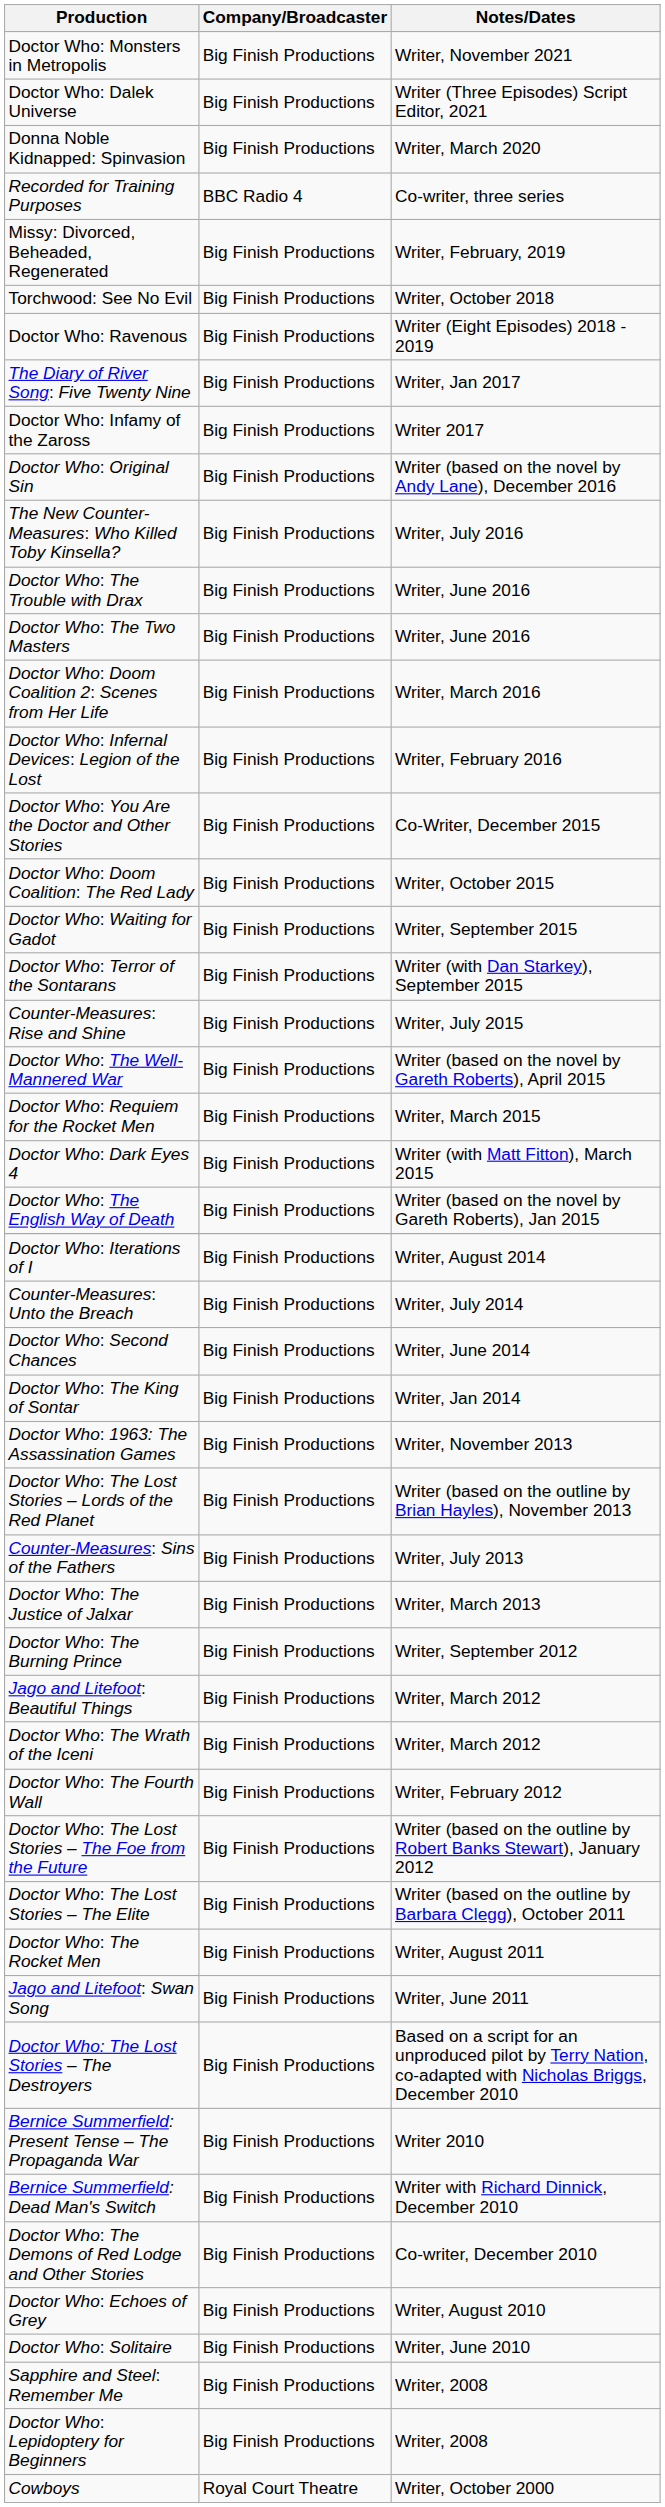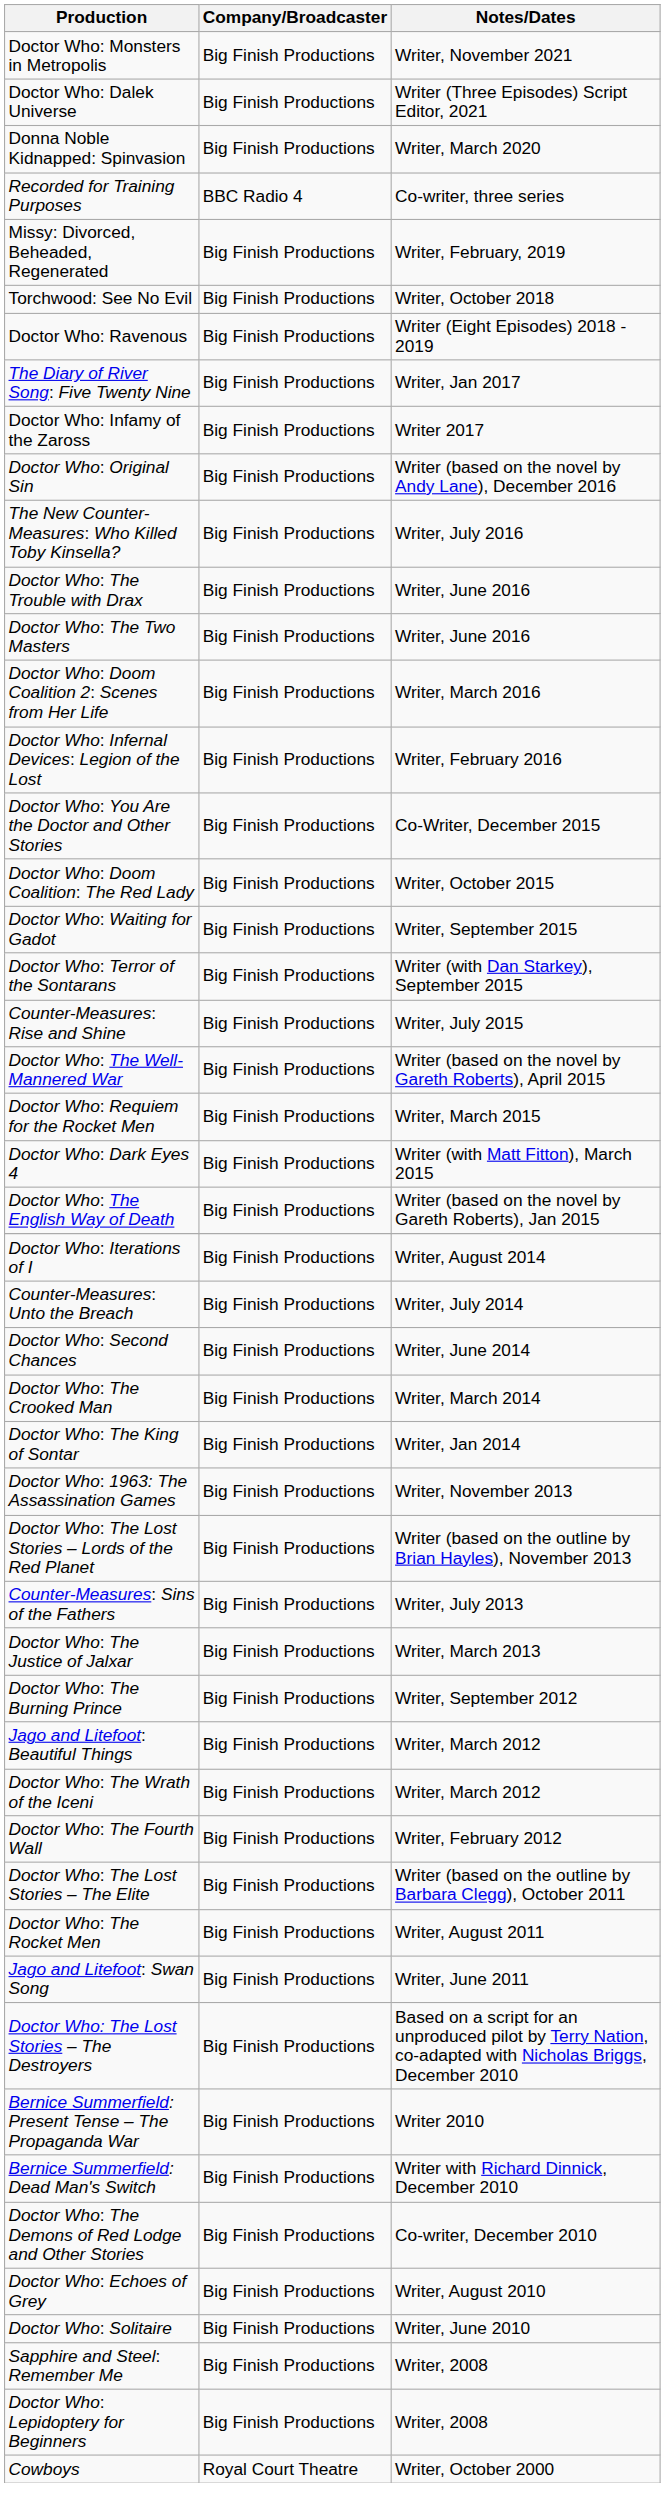+ row: (74, 1397)
- row: (97, 1848)
